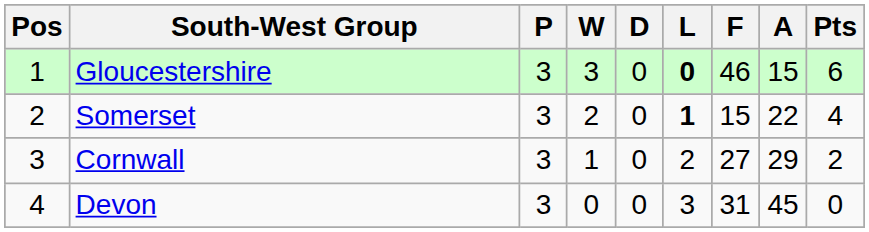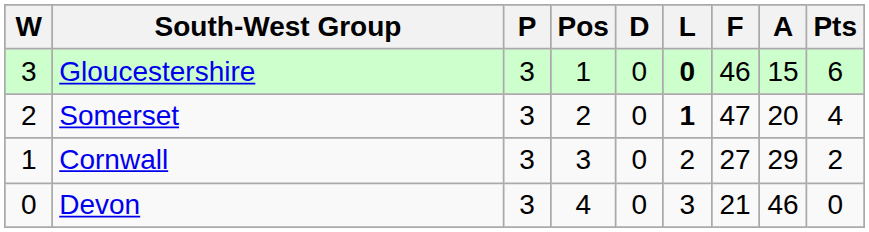columns swapped: (37, 26) <-> (591, 26)
(735, 115) 15 -> (735, 115) 47
(783, 115) 22 -> (783, 115) 20
(735, 204) 31 -> (735, 204) 21
(783, 204) 45 -> (783, 204) 46
